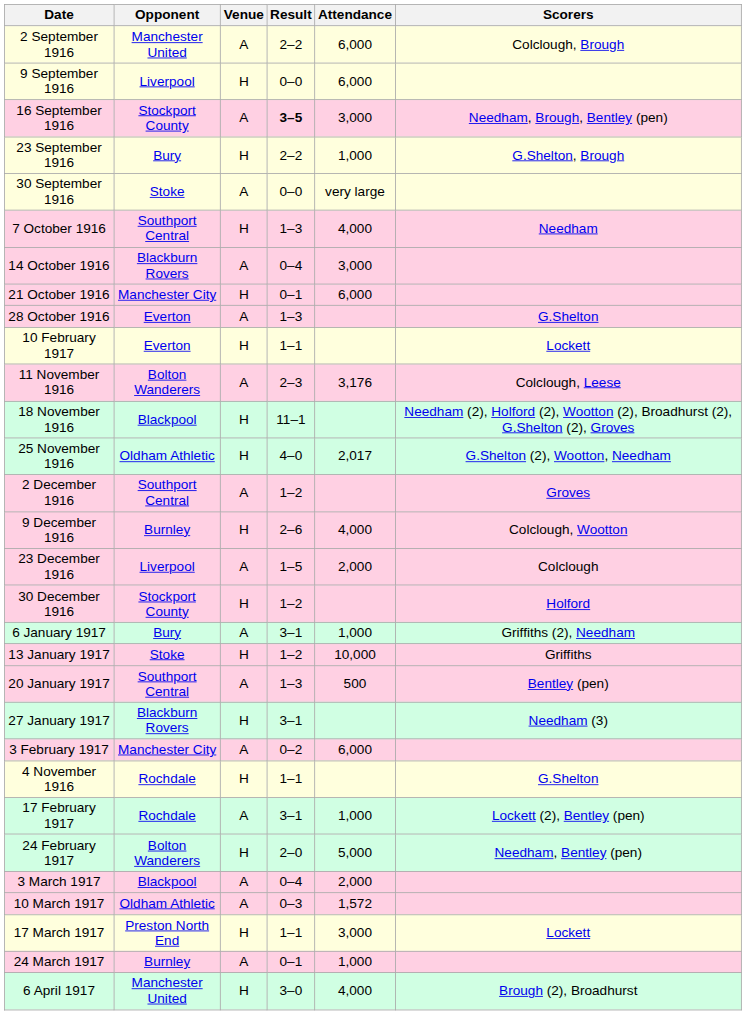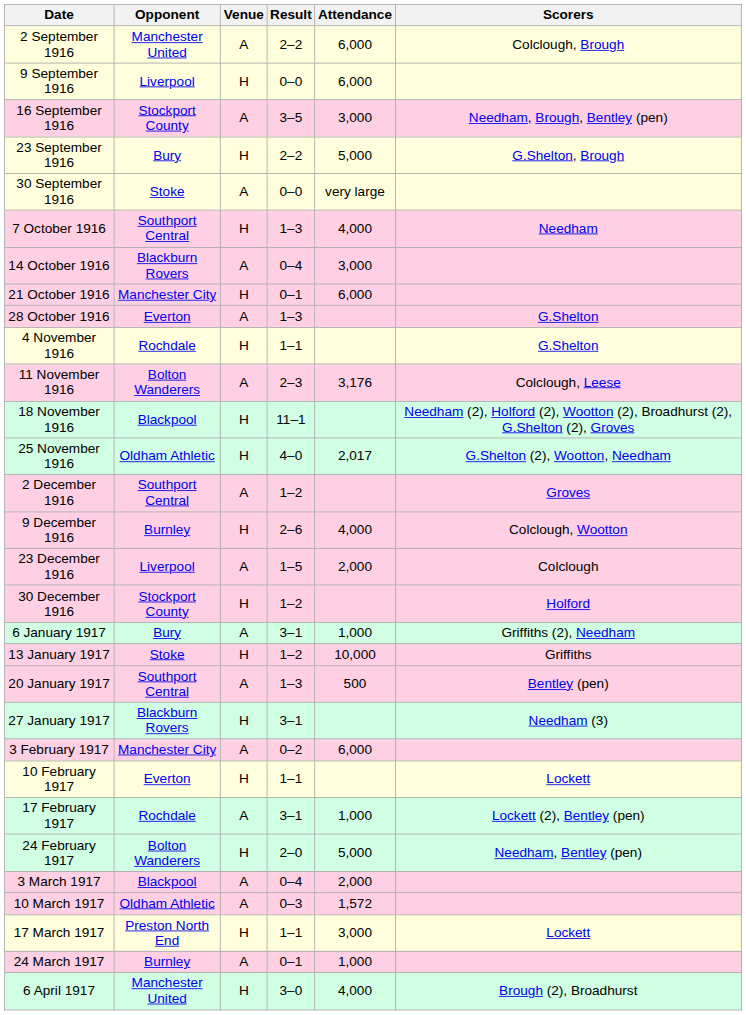(291, 118) bold -> (291, 118) normal
(355, 155) 1,000 -> (355, 155) 5,000
rows swapped: (59, 779) <-> (59, 345)
